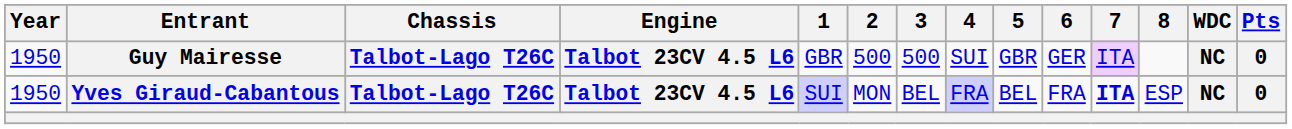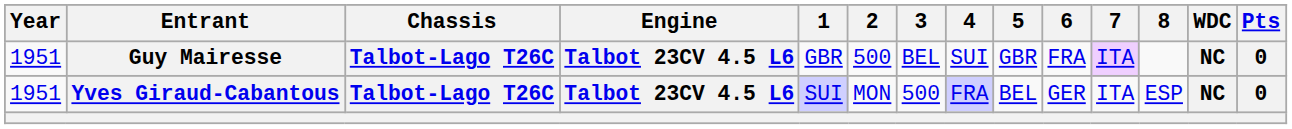(36, 58) 1950 -> (36, 58) 1951
(921, 58) 500 -> (921, 58) BEL
(1067, 58) GER -> (1067, 58) FRA
(36, 94) 1950 -> (36, 94) 1951
(921, 94) BEL -> (921, 94) 500
(1067, 94) FRA -> (1067, 94) GER
(1115, 94) bold -> (1115, 94) normal
